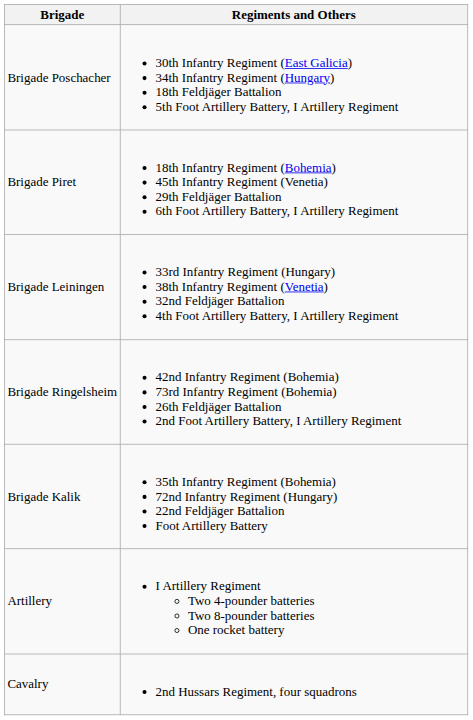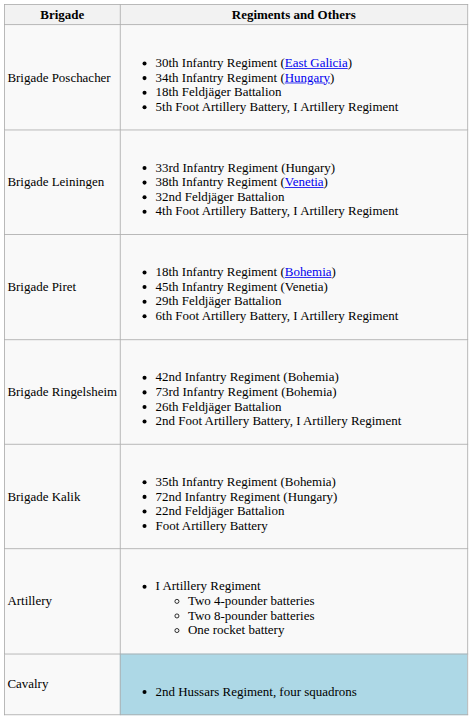rows swapped: (56, 287) <-> (42, 182)
(294, 692) no background -> (294, 692) lightblue background
